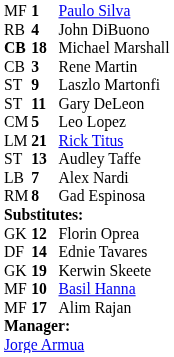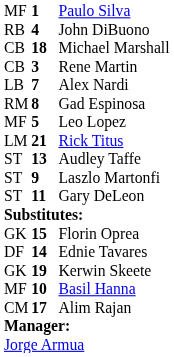(15, 48) bold -> (14, 48) normal
rows swapped: (94, 177) <-> (109, 85)
rows swapped: (102, 196) <-> (101, 103)
(16, 122) CM -> (15, 122) MF
(39, 233) 12 -> (39, 233) 15
(15, 307) MF -> (16, 307) CM
